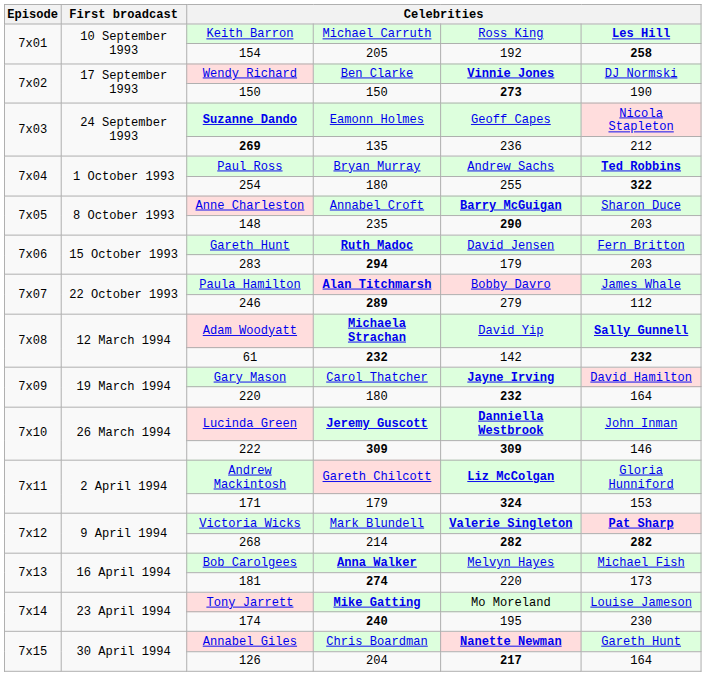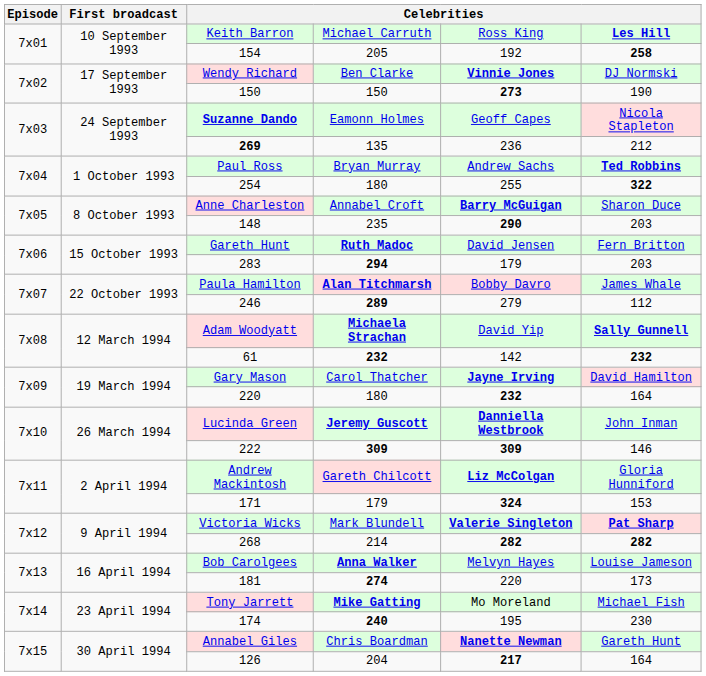(641, 563) Michael Fish -> (641, 563) Louise Jameson
(641, 602) Louise Jameson -> (641, 602) Michael Fish
